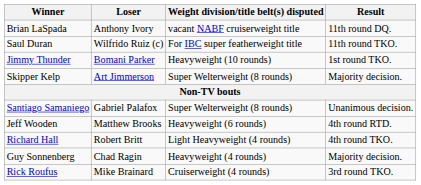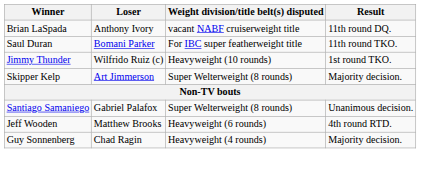(129, 44) Wilfrido Ruiz (c) -> (124, 44) Bomani Parker
(124, 60) Bomani Parker -> (129, 60) Wilfrido Ruiz (c)
- row: (33, 140)
- row: (32, 172)
